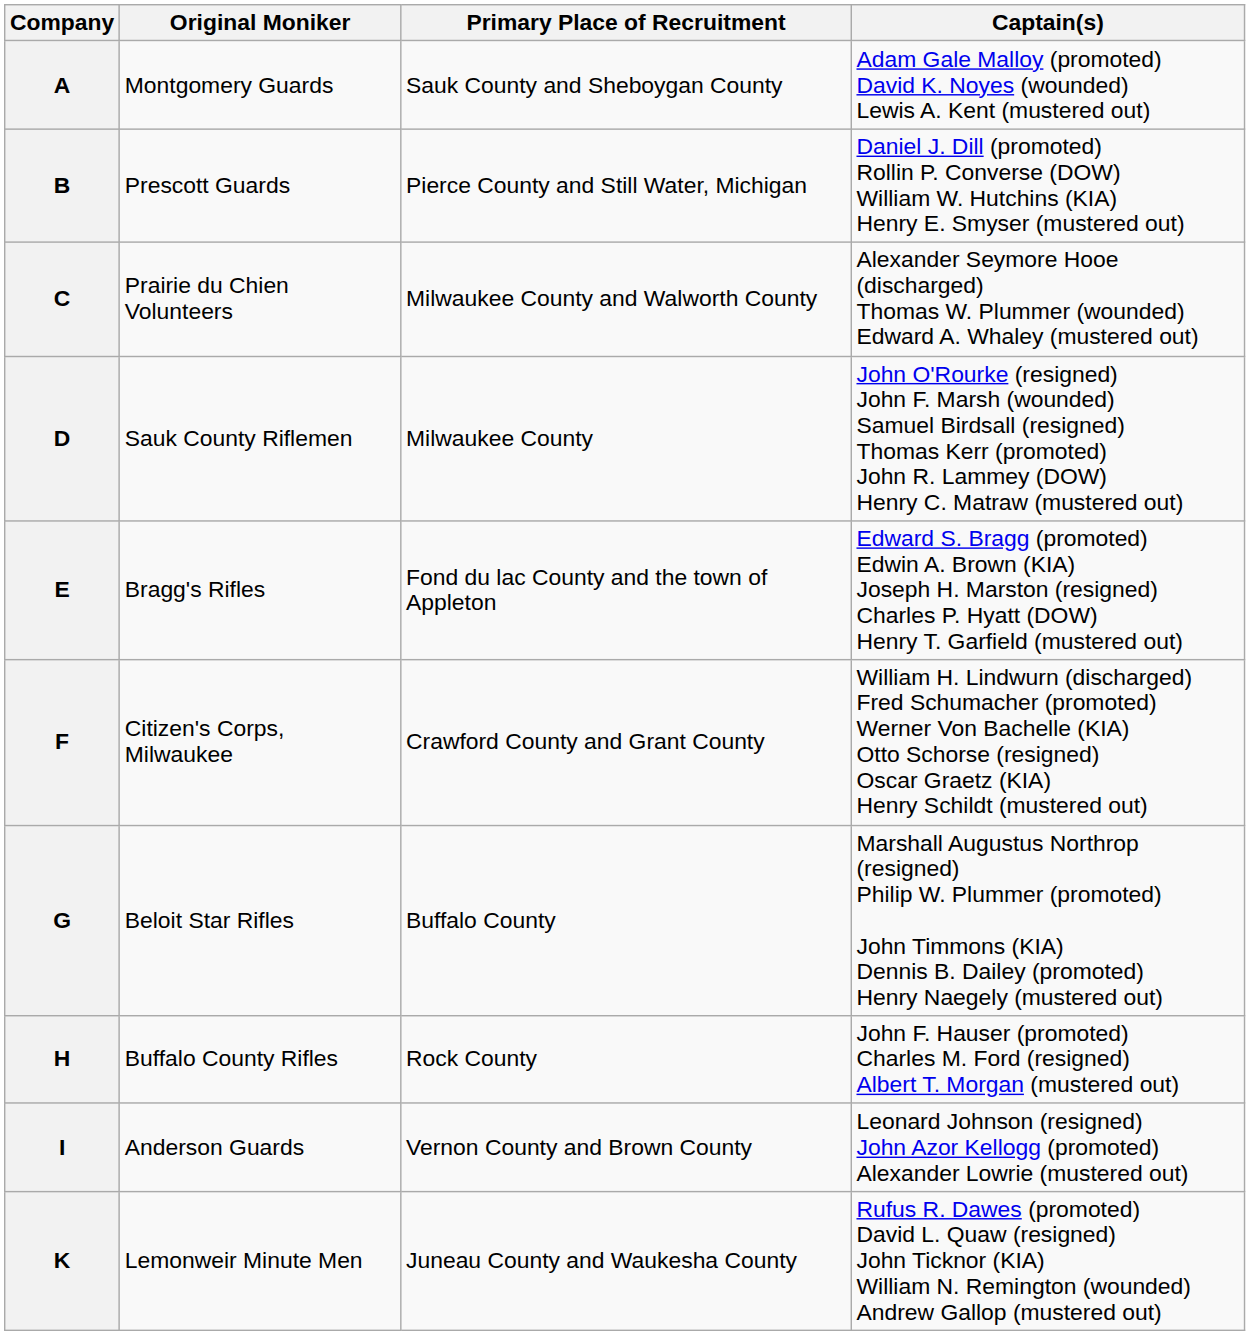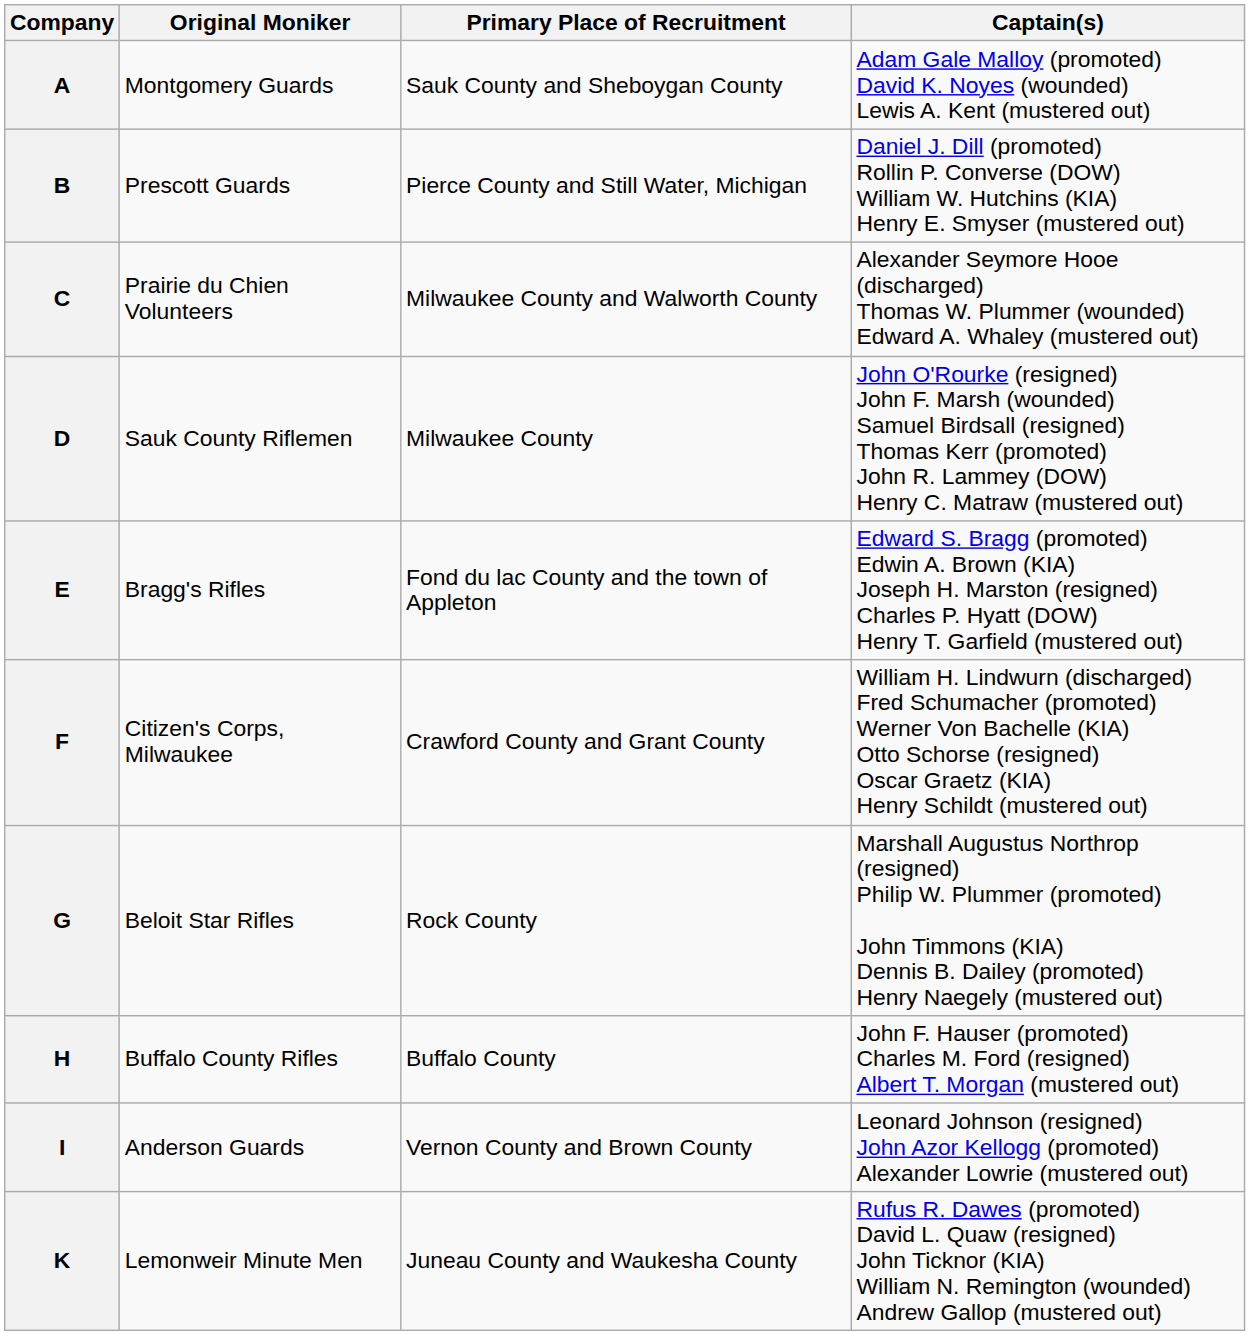(481, 920) Buffalo County -> (472, 920) Rock County
(472, 1059) Rock County -> (481, 1059) Buffalo County
